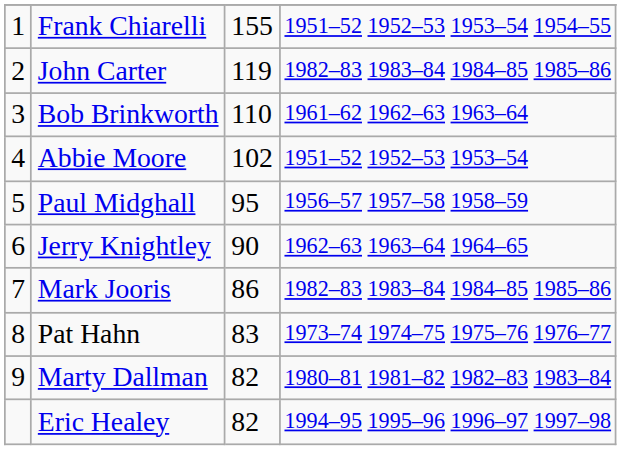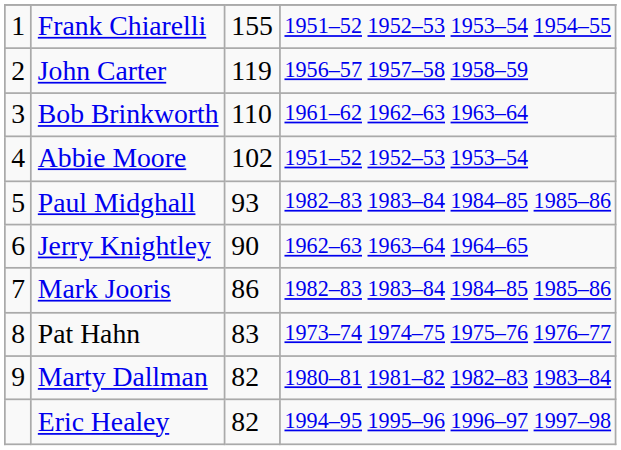(448, 70) 1982–83 1983–84 1984–85 1985–86 -> (406, 70) 1956–57 1957–58 1958–59
(245, 202) 95 -> (245, 202) 93
(406, 202) 1956–57 1957–58 1958–59 -> (448, 202) 1982–83 1983–84 1984–85 1985–86
